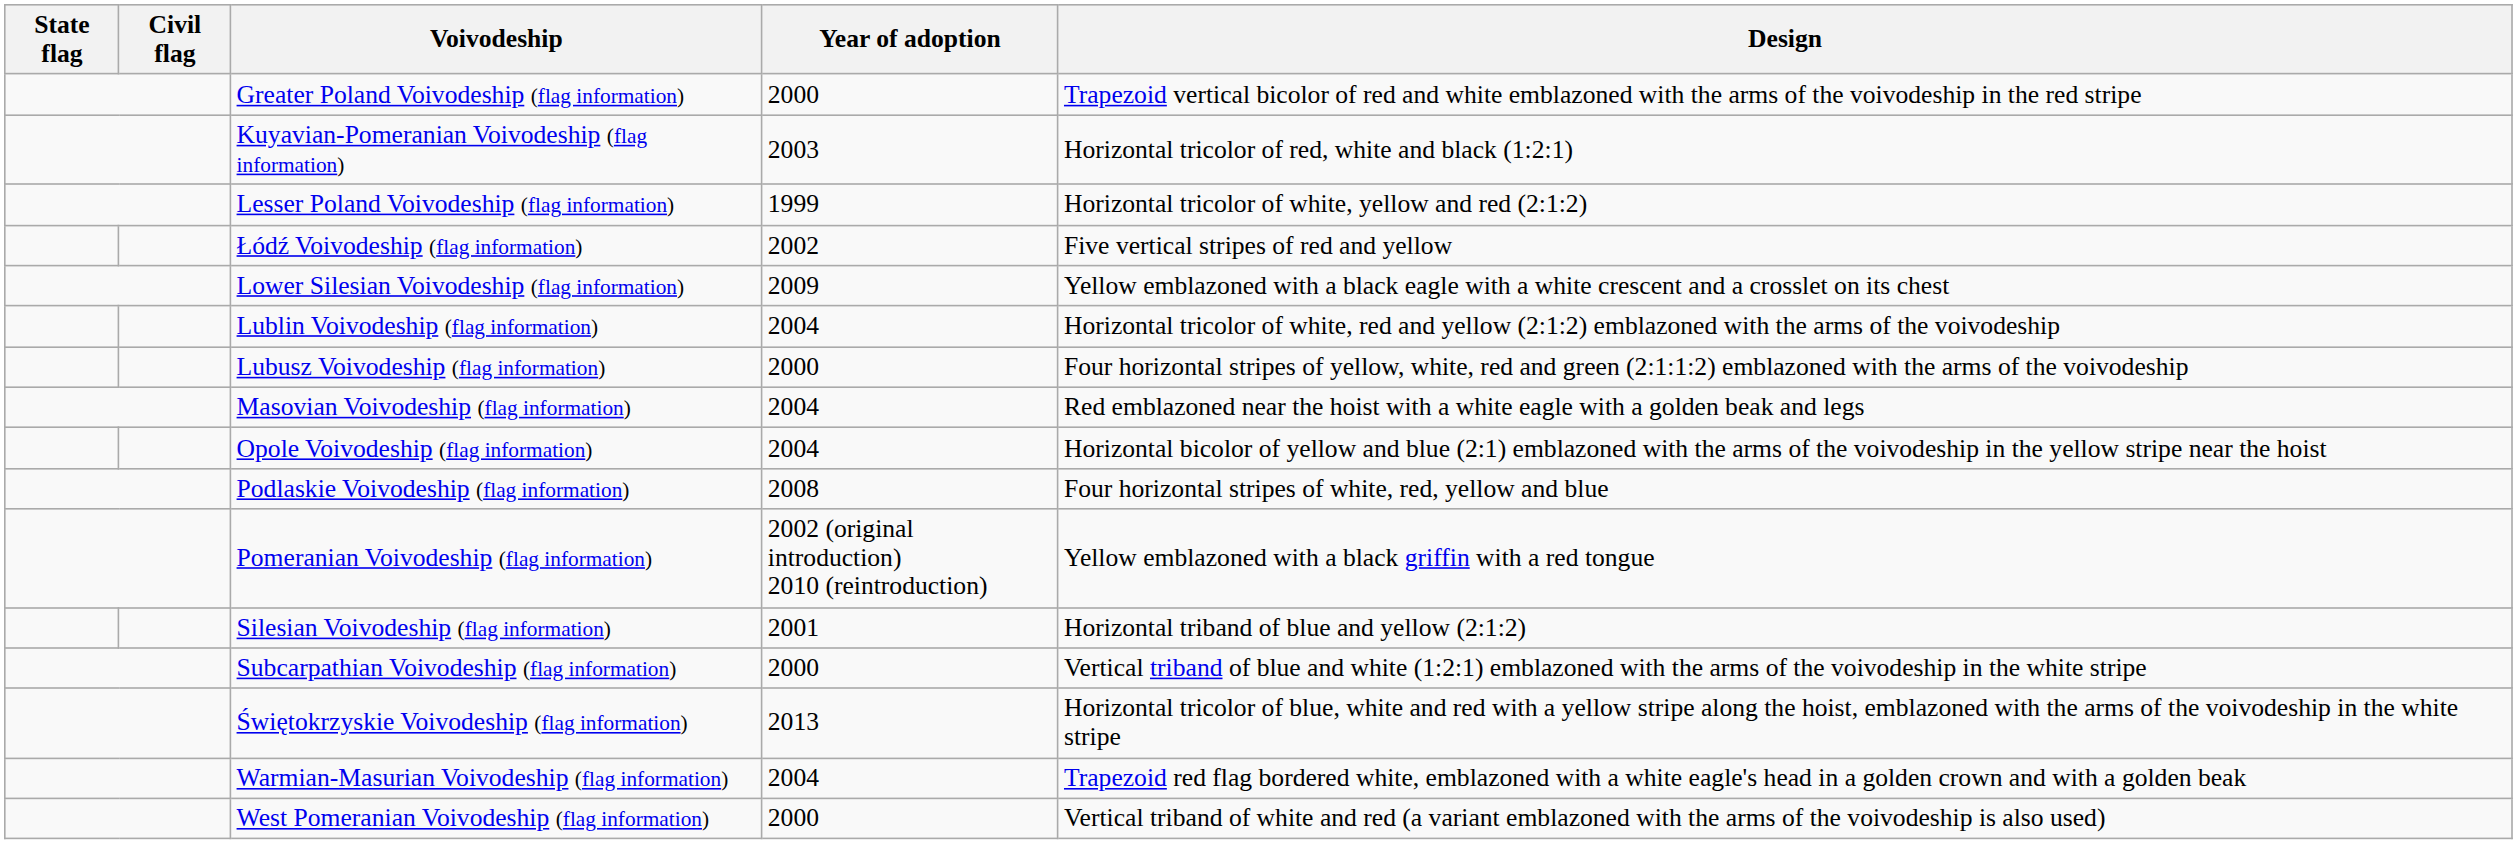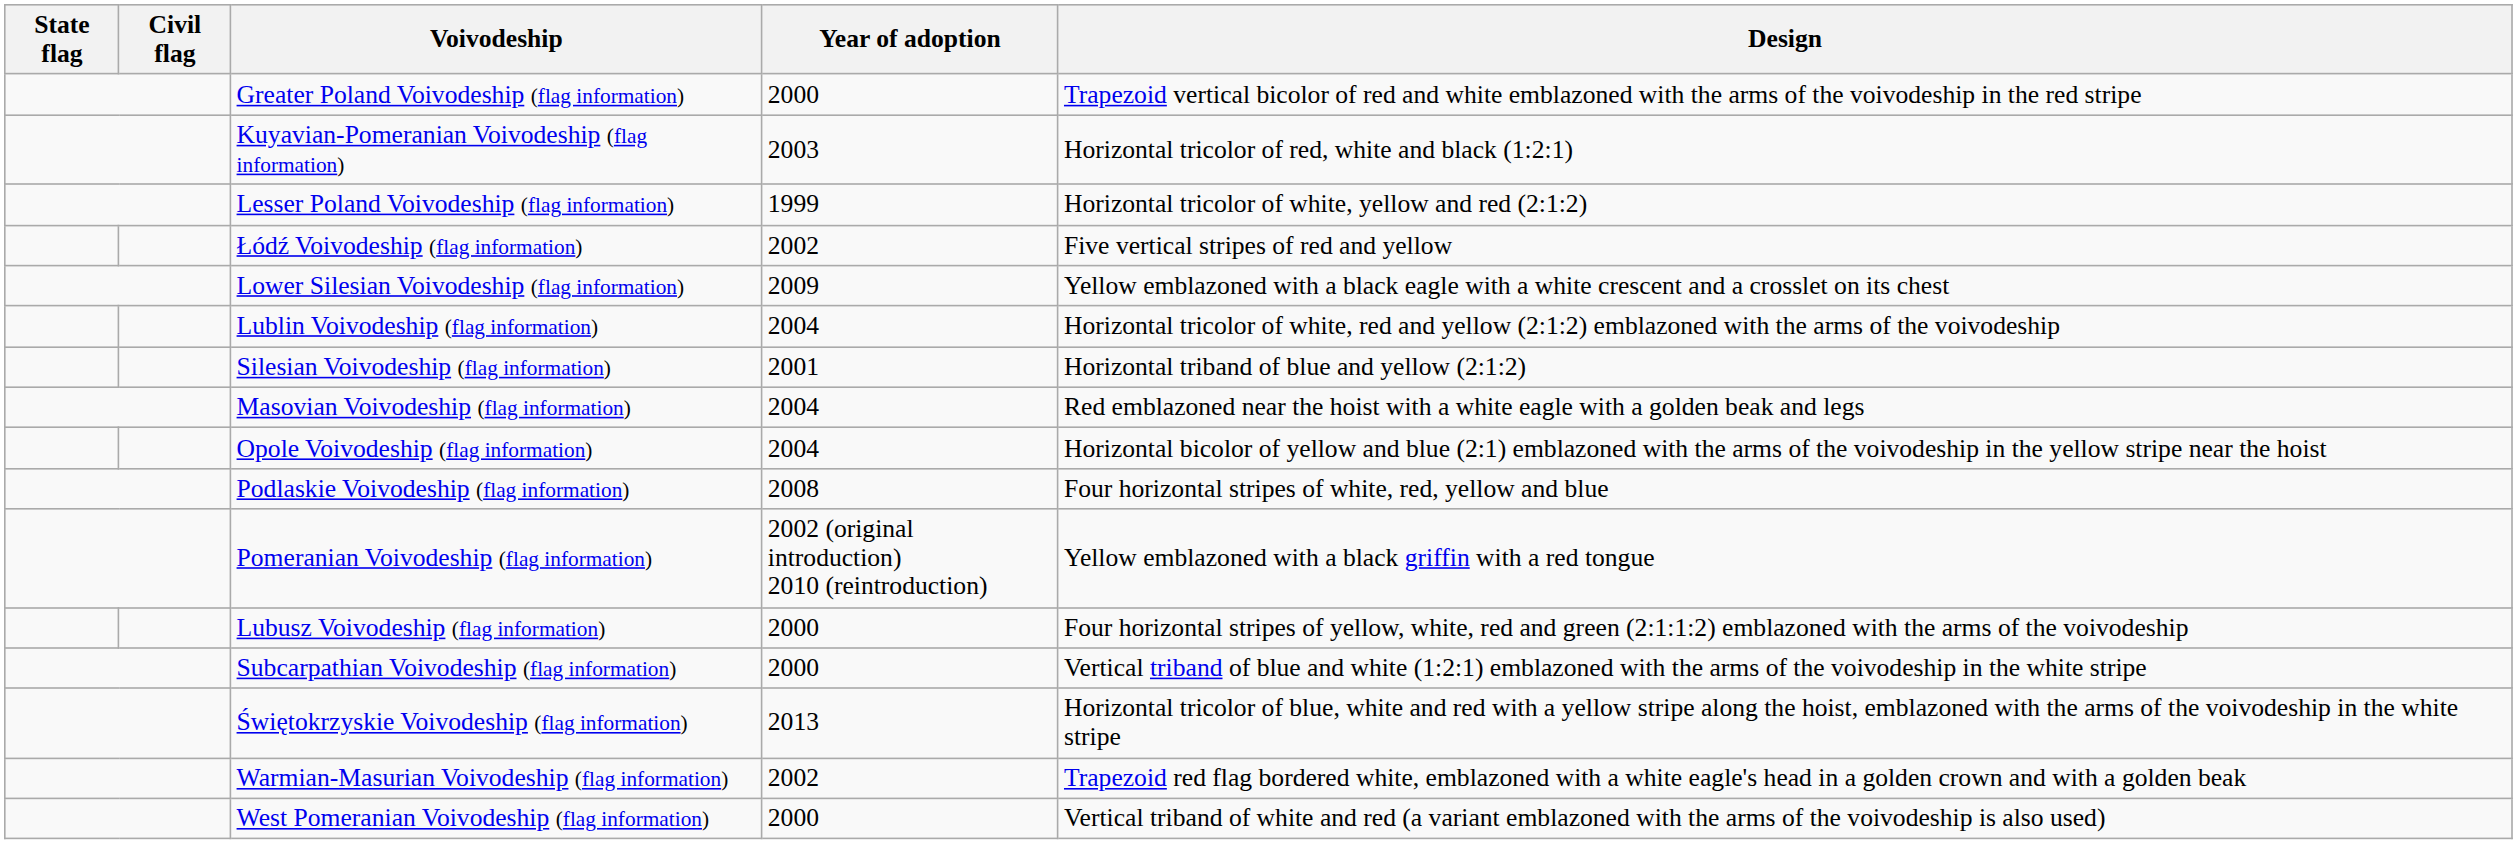rows swapped: (421, 366) <-> (424, 627)
(793, 777) 2004 -> (793, 777) 2002
